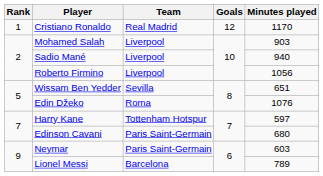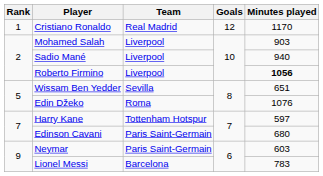(282, 73) normal -> (282, 73) bold
(282, 164) 789 -> (282, 164) 783
